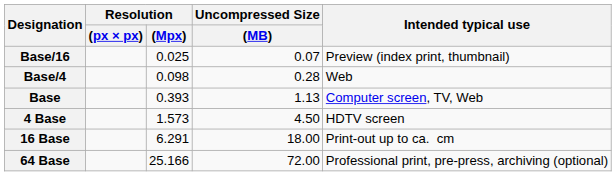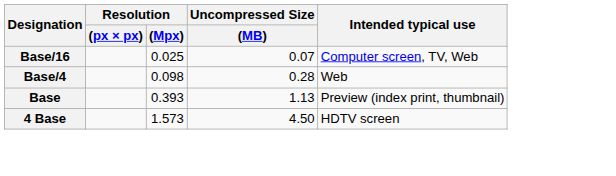(418, 56) Preview (index print, thumbnail) -> (399, 56) Computer screen, TV, Web
(404, 98) Computer screen, TV, Web -> (413, 98) Preview (index print, thumbnail)
- row: (45, 139)
- row: (45, 160)
